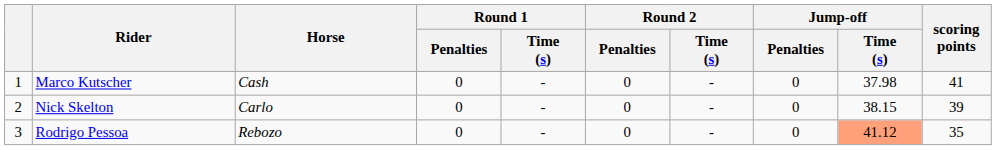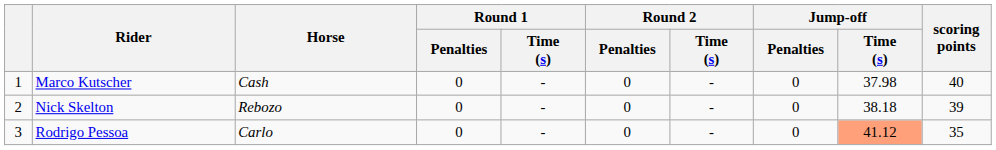(956, 83) 41 -> (956, 83) 40
(255, 108) Carlo -> (260, 108) Rebozo
(880, 108) 38.15 -> (880, 108) 38.18
(260, 132) Rebozo -> (255, 132) Carlo
